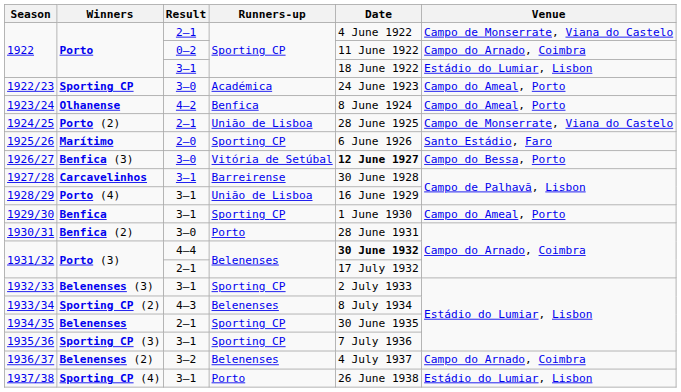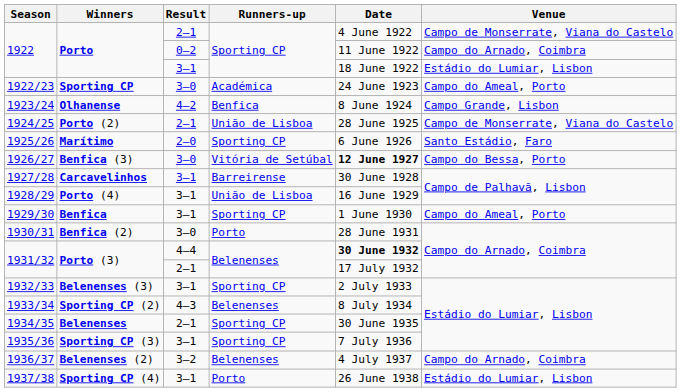(495, 105) Campo do Ameal, Porto -> (491, 105) Campo Grande, Lisbon
